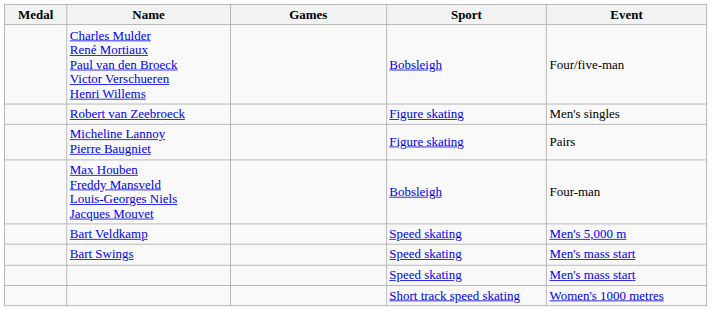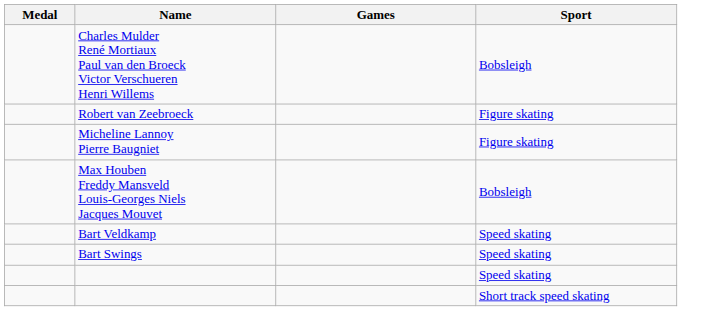- column: (627, 14)
